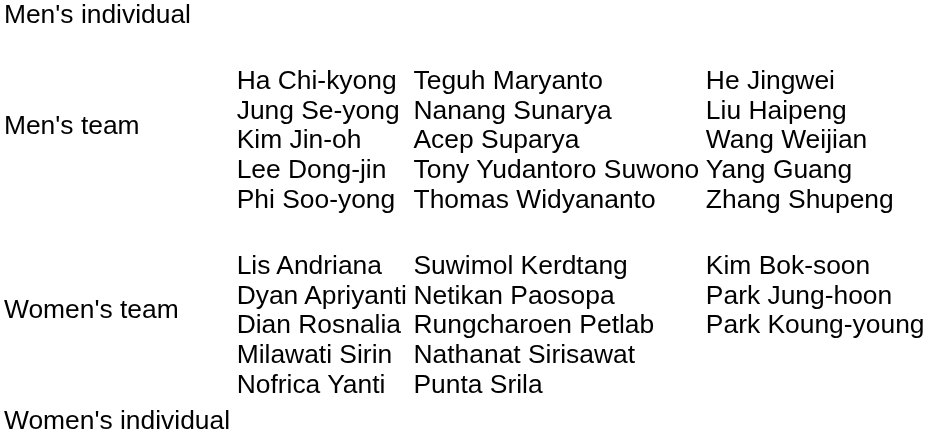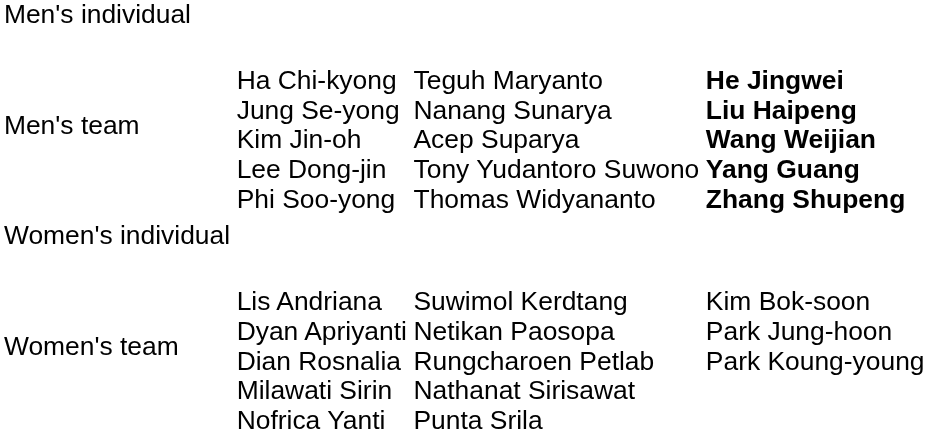(800, 139) normal -> (806, 139) bold
rows swapped: (117, 420) <-> (91, 309)
